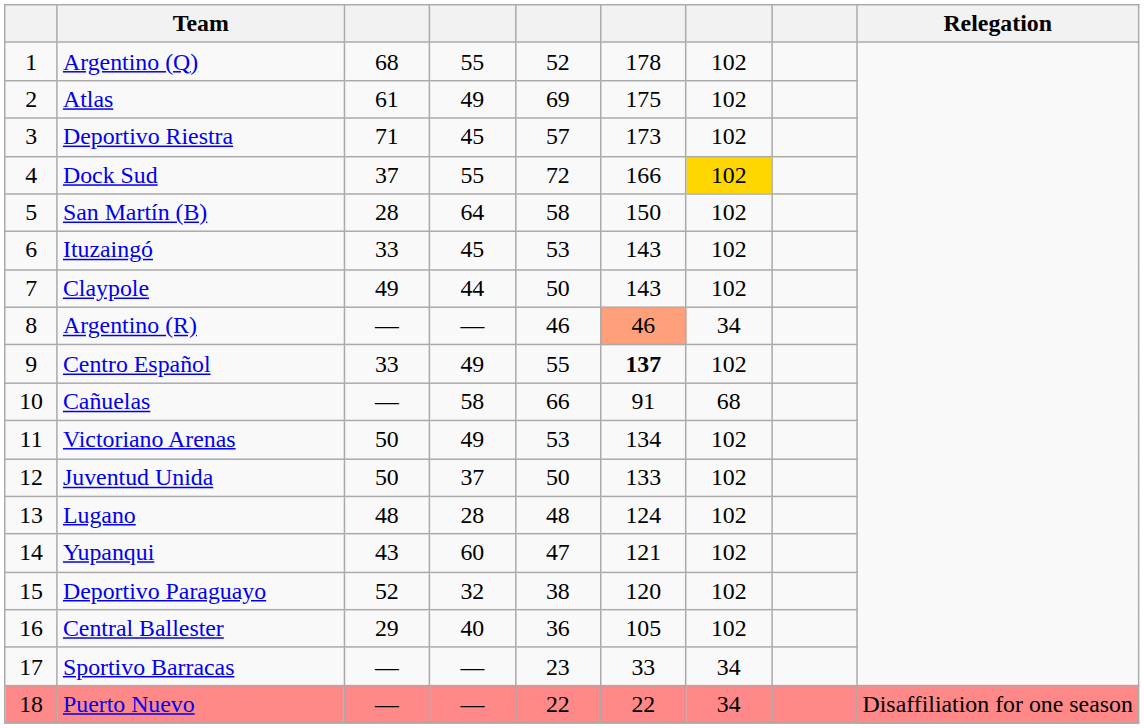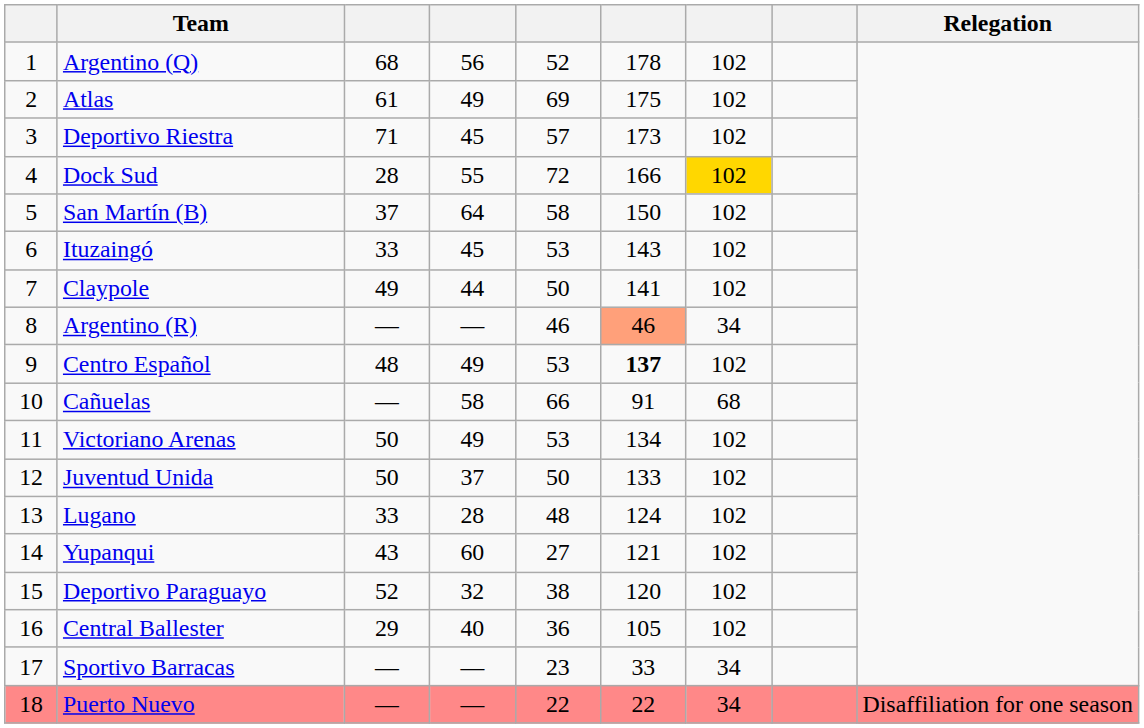(472, 61) 55 -> (472, 61) 56
(387, 174) 37 -> (387, 174) 28
(387, 212) 28 -> (387, 212) 37
(643, 288) 143 -> (643, 288) 141
(387, 363) 33 -> (387, 363) 48
(558, 363) 55 -> (558, 363) 53
(387, 514) 48 -> (387, 514) 33
(558, 552) 47 -> (558, 552) 27
